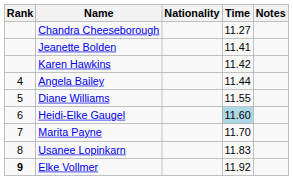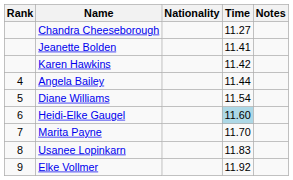(238, 99) 11.55 -> (238, 99) 11.54
(20, 167) bold -> (20, 167) normal
